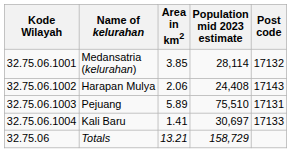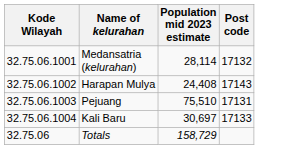- column: (174, 26)
